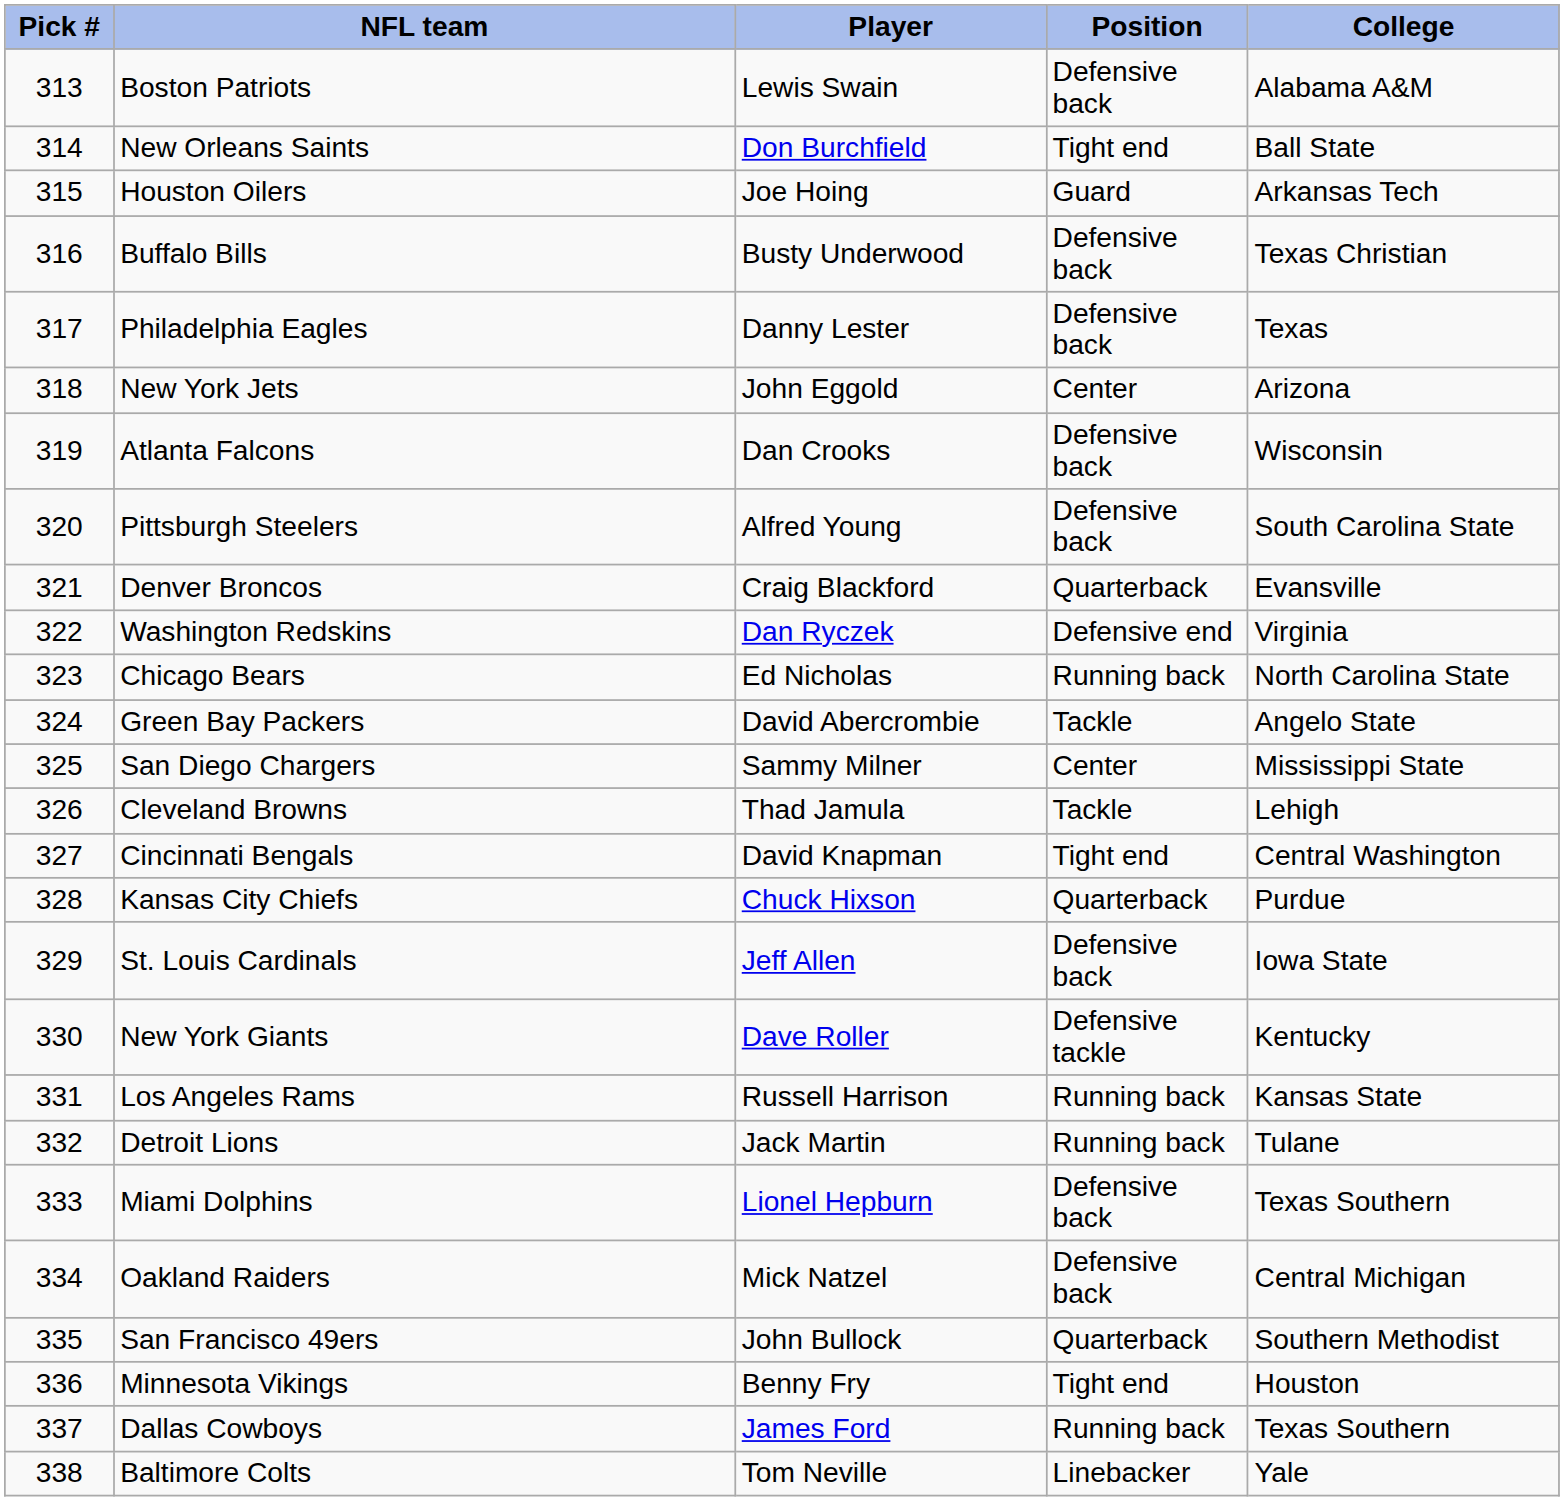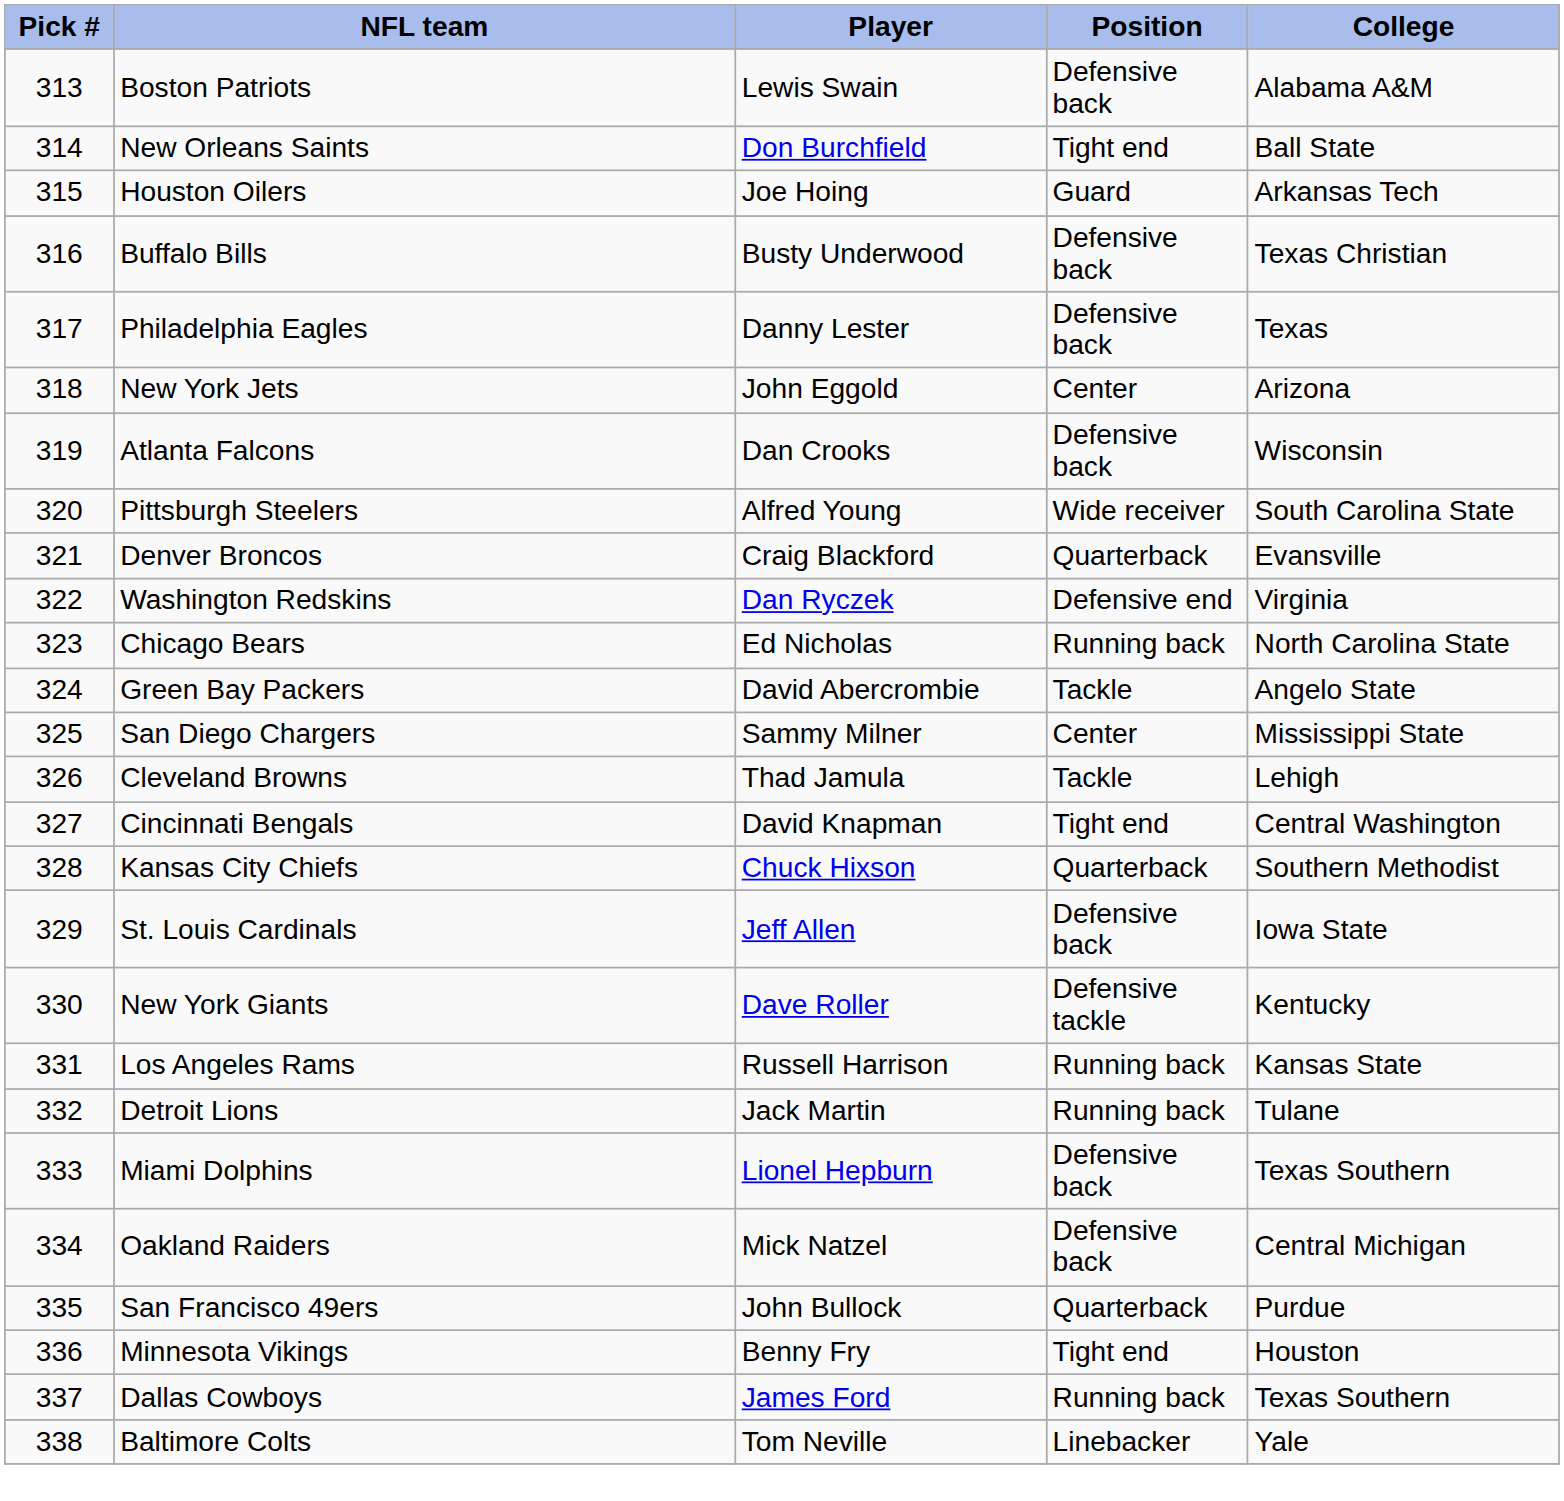(1115, 526) Defensive back -> (1139, 510) Wide receiver
(1300, 899) Purdue -> (1377, 868) Southern Methodist
(1377, 1339) Southern Methodist -> (1300, 1307) Purdue
